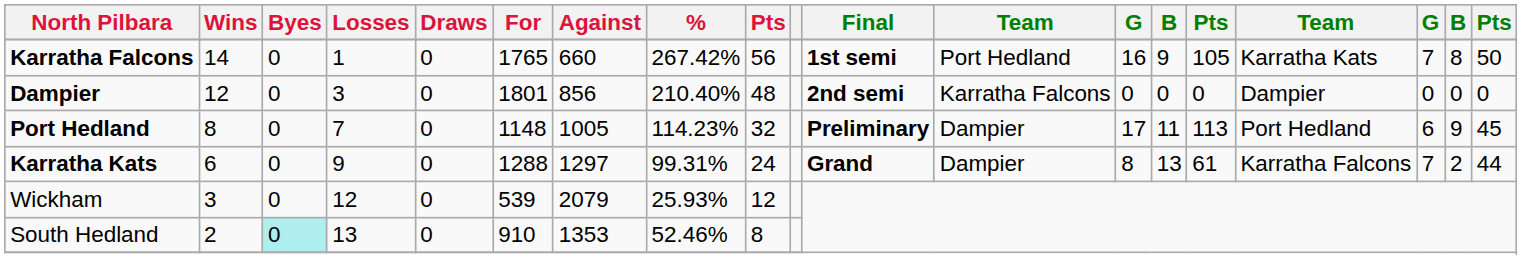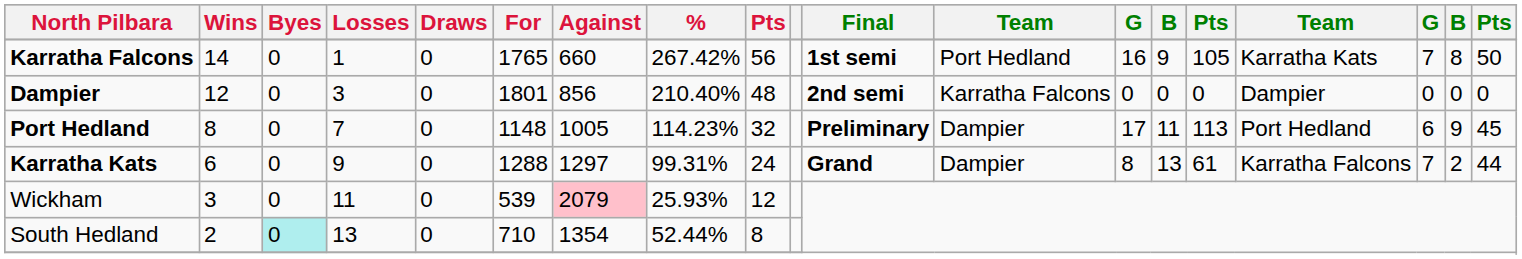(345, 199) 12 -> (344, 199) 11
(584, 199) no background -> (584, 199) pink background
(517, 234) 910 -> (517, 234) 710
(584, 234) 1353 -> (584, 234) 1354
(690, 234) 52.46% -> (690, 234) 52.44%
